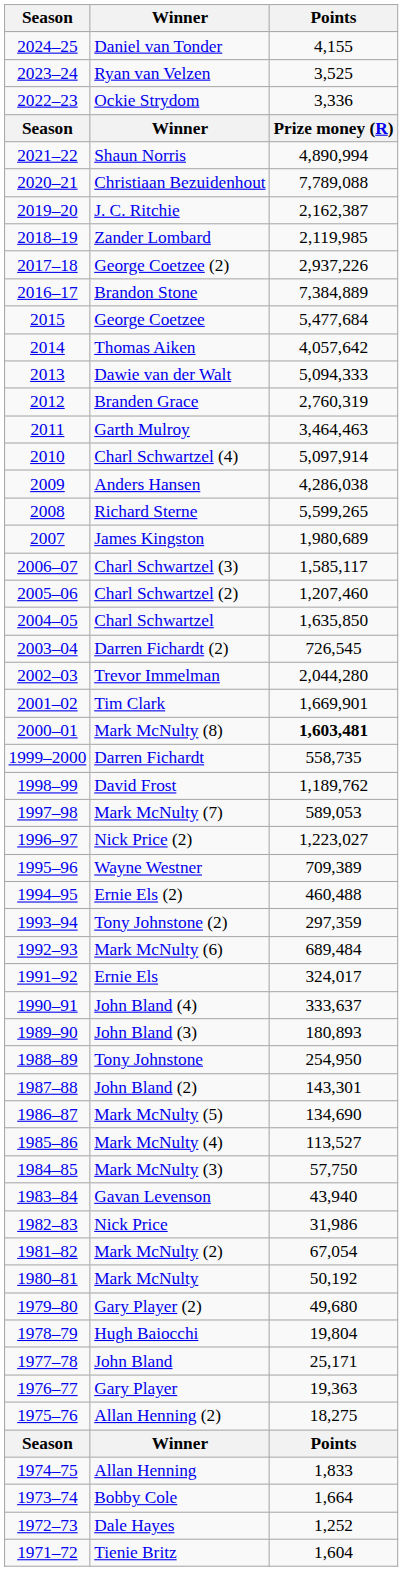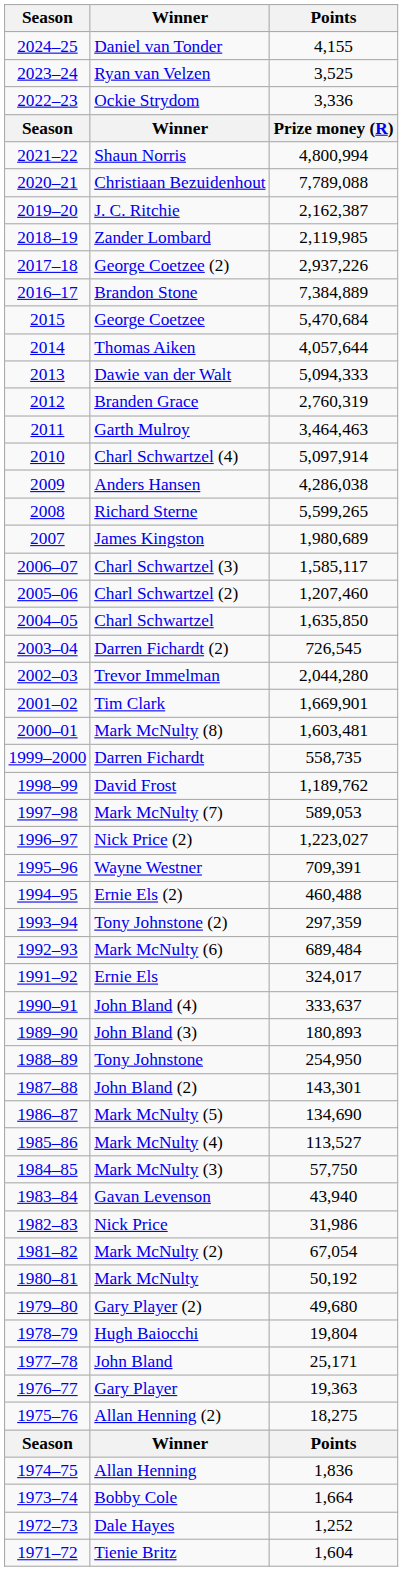(334, 155) 4,890,994 -> (334, 155) 4,800,994
(334, 319) 5,477,684 -> (334, 319) 5,470,684
(334, 347) 4,057,642 -> (334, 347) 4,057,644
(334, 730) bold -> (334, 730) normal
(334, 867) 709,389 -> (334, 867) 709,391
(334, 1470) 1,833 -> (334, 1470) 1,836
